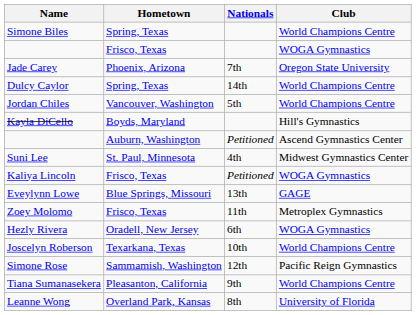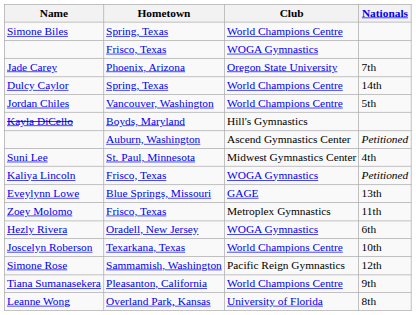columns swapped: (344, 13) <-> (250, 13)
